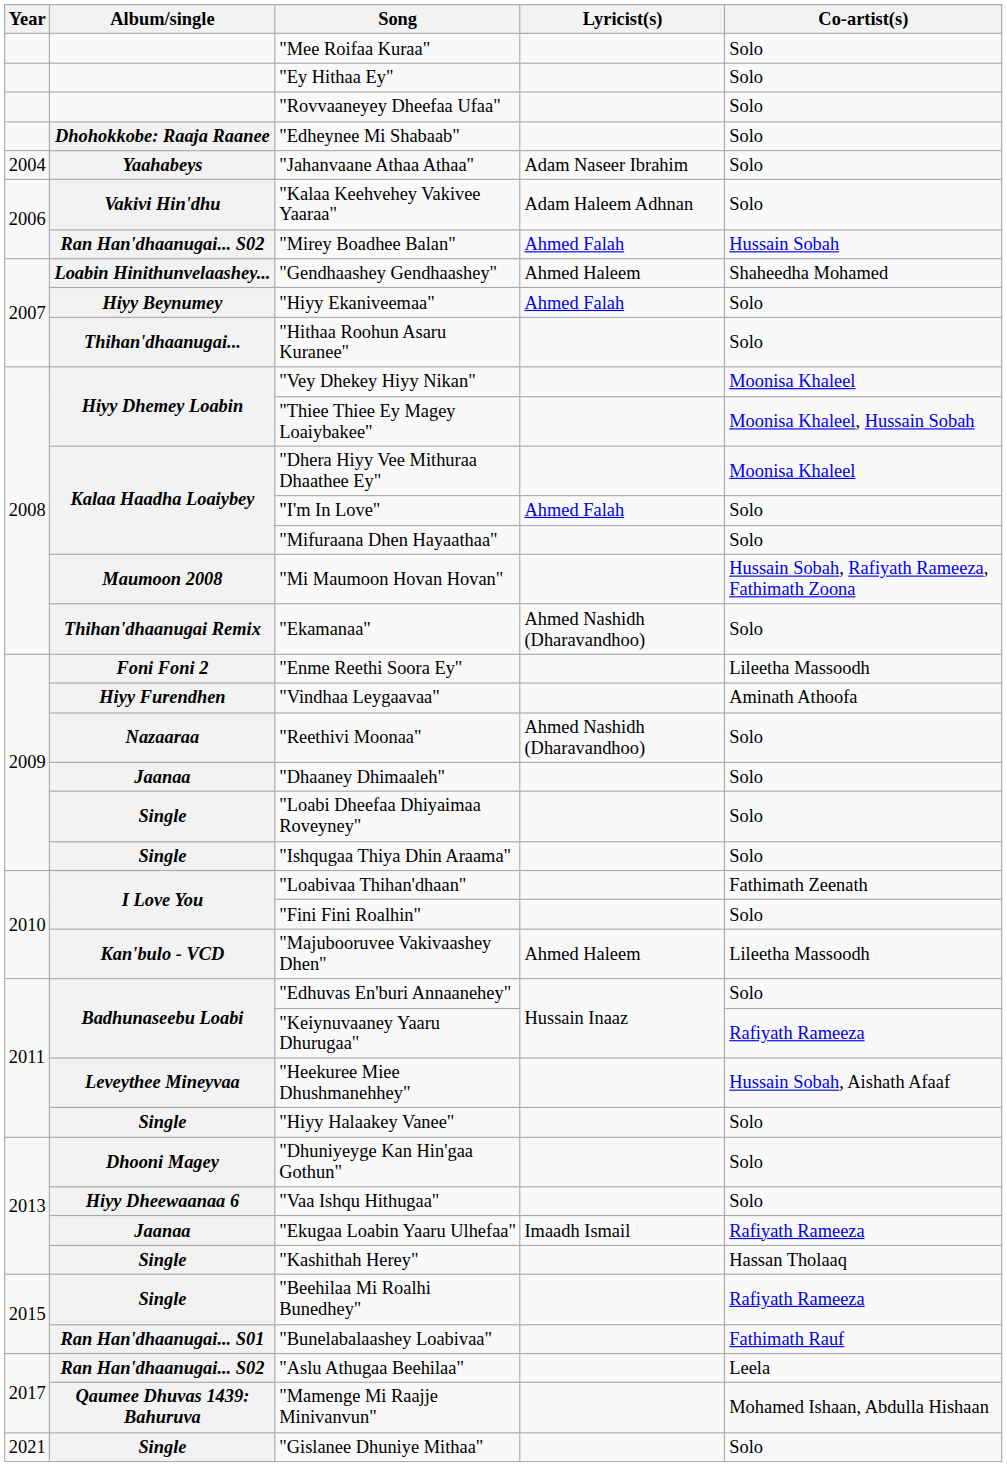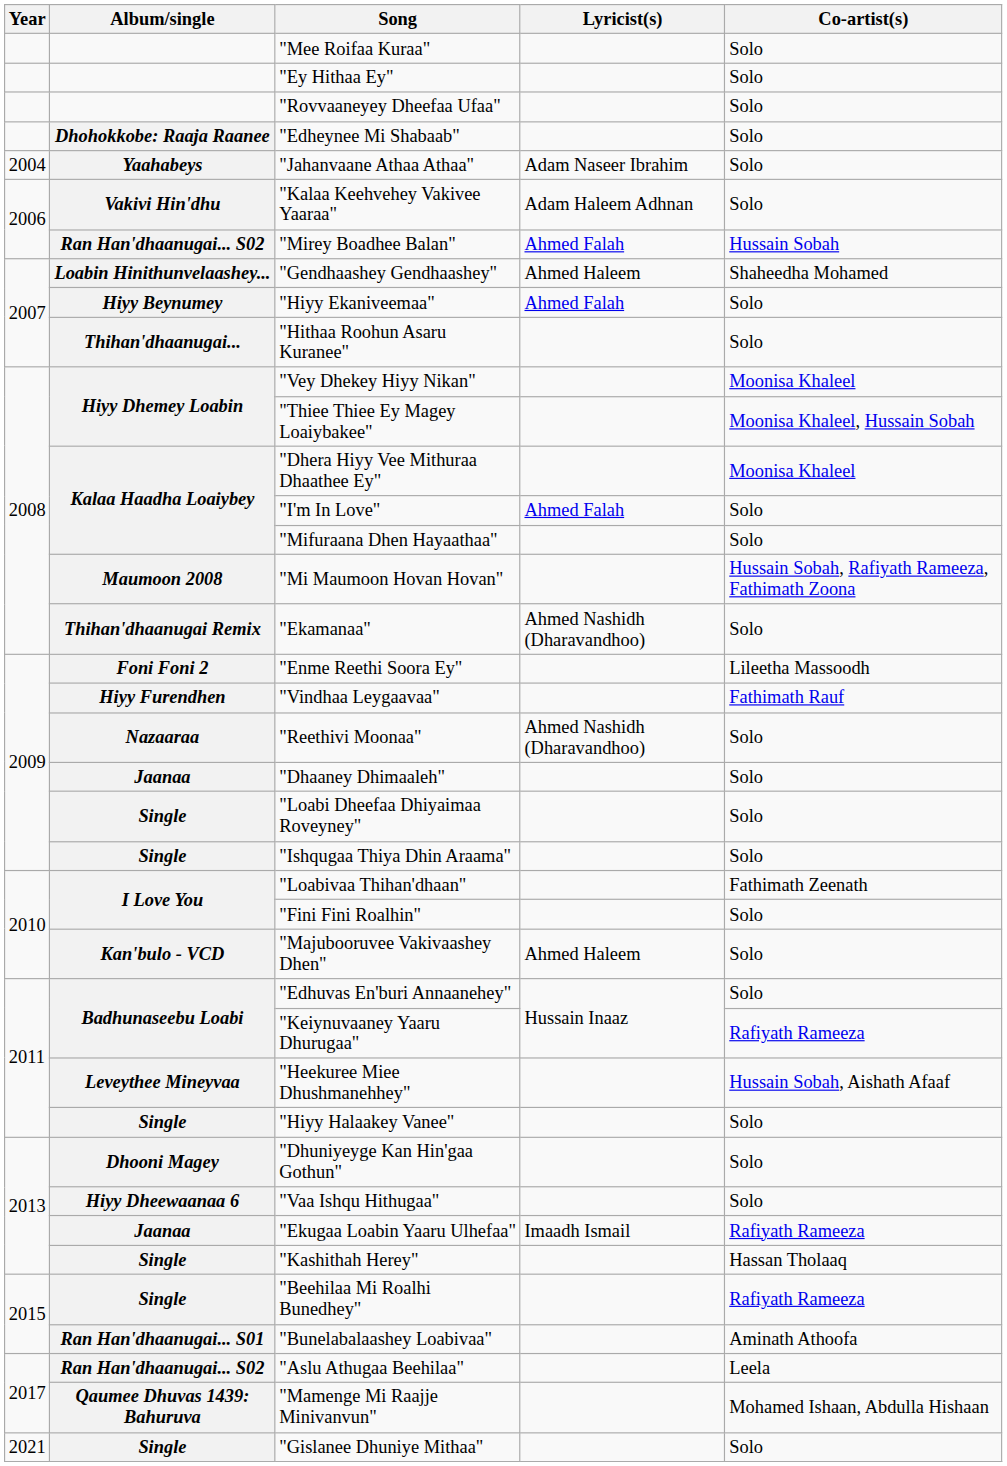(793, 697) Aminath Athoofa -> (787, 697) Fathimath Rauf
(800, 953) Lileetha Massoodh -> (746, 953) Solo
(787, 1338) Fathimath Rauf -> (793, 1338) Aminath Athoofa
